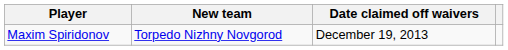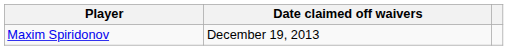- column: (222, 14)
